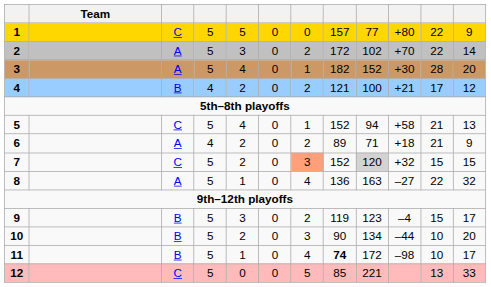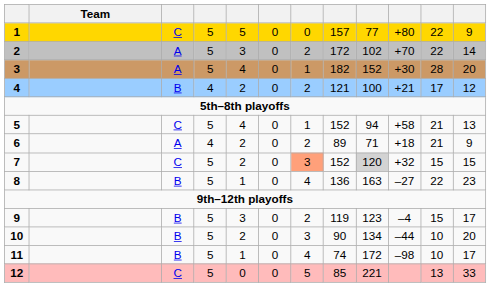(178, 181) A -> (178, 181) B
(469, 181) 32 -> (469, 181) 23
(340, 255) bold -> (340, 255) normal
